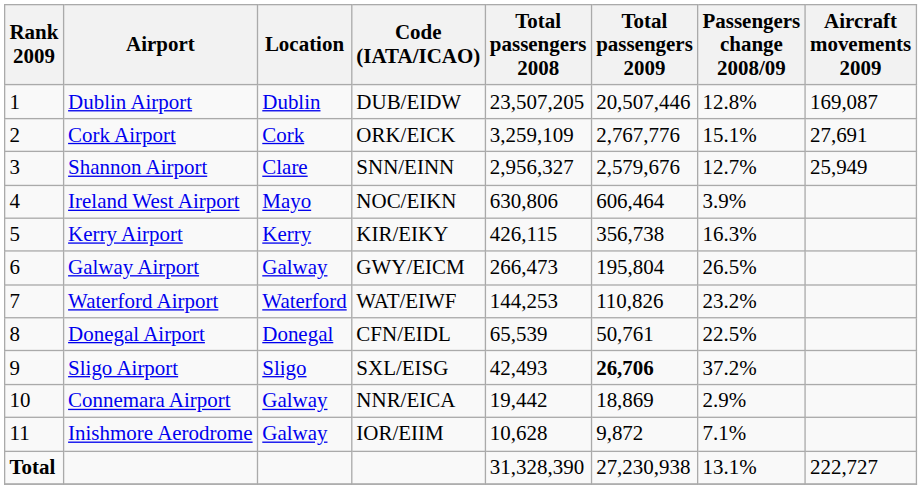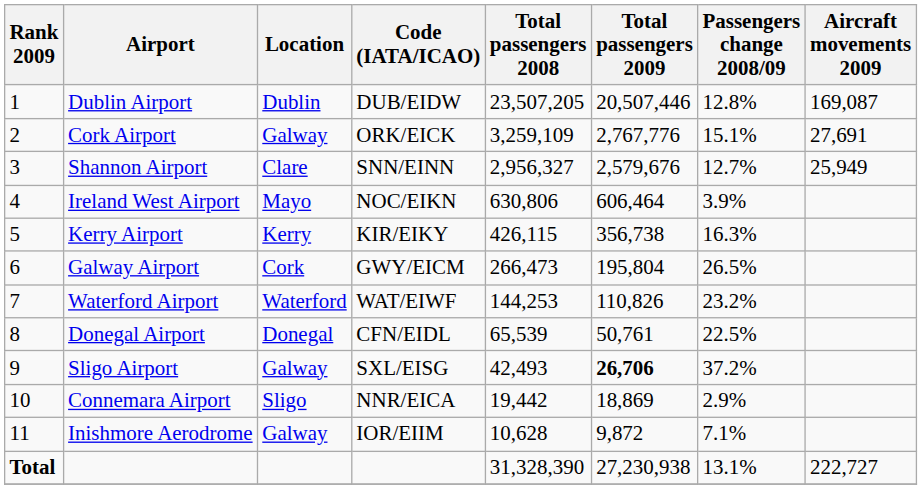(283, 134) Cork -> (295, 134) Galway
(295, 267) Galway -> (283, 267) Cork
(284, 367) Sligo -> (295, 367) Galway
(295, 400) Galway -> (284, 400) Sligo
